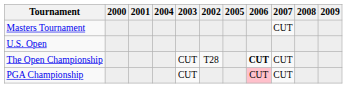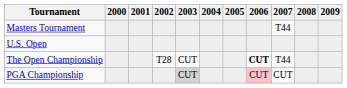columns swapped: (211, 12) <-> (164, 12)
(283, 28) CUT -> (283, 28) T44
(283, 59) CUT -> (283, 59) T44
(188, 75) no background -> (188, 75) lightgrey background
